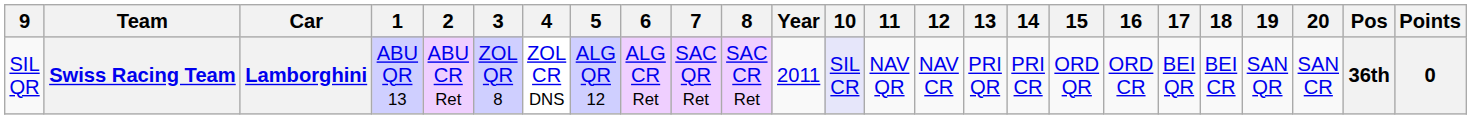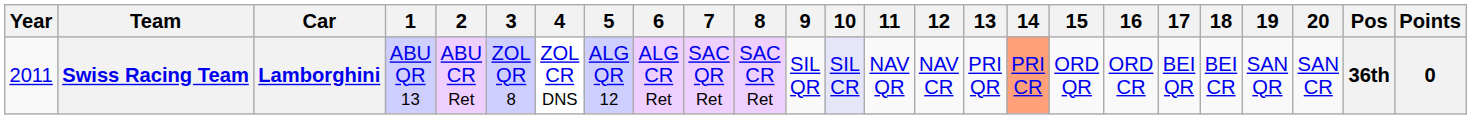columns swapped: (799, 21) <-> (25, 21)
(1028, 75) no background -> (1028, 75) lightsalmon background
